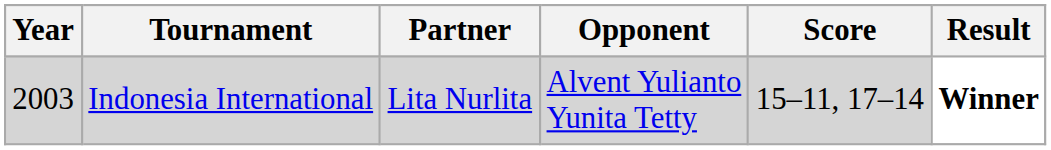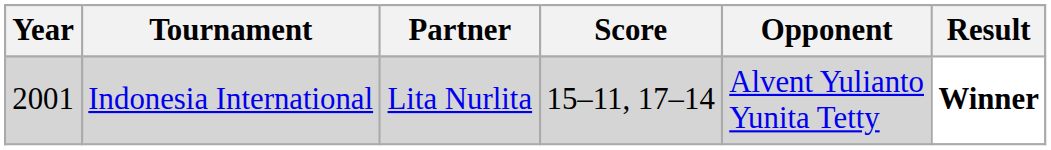columns swapped: (644, 30) <-> (840, 30)
(43, 99) 2003 -> (43, 99) 2001
